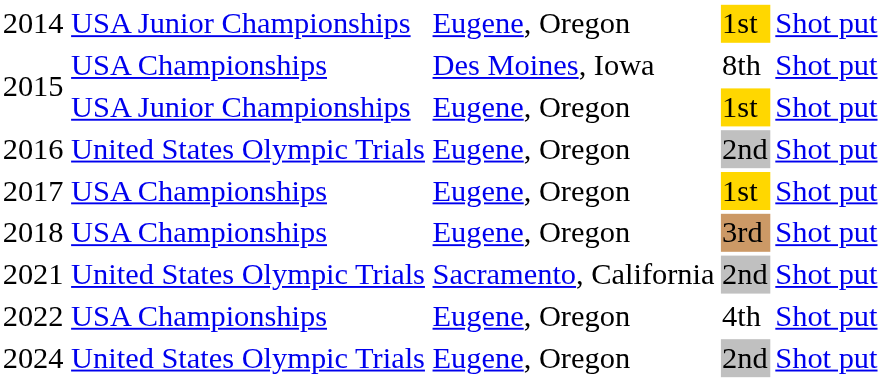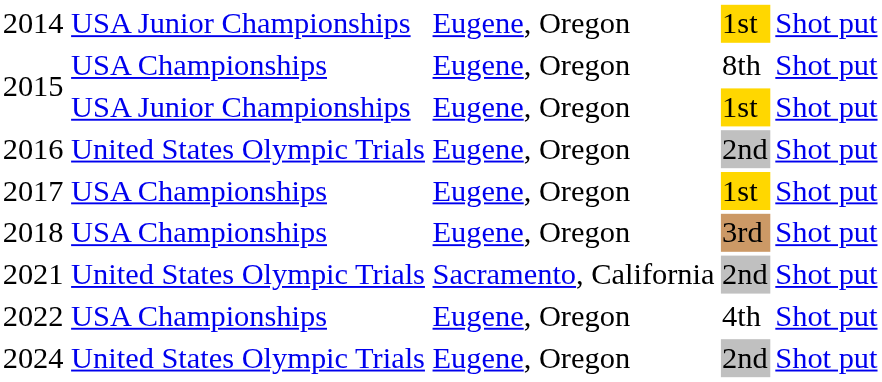(544, 65) Des Moines, Iowa -> (531, 65) Eugene, Oregon
